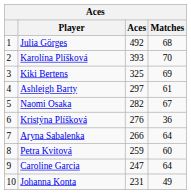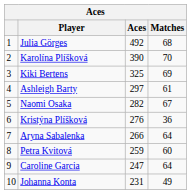(137, 58) 393 -> (137, 58) 390
